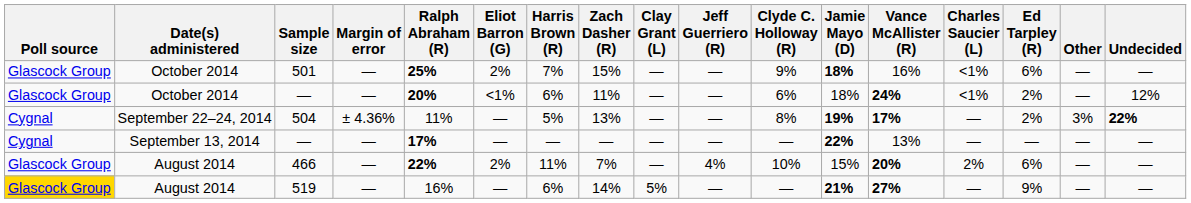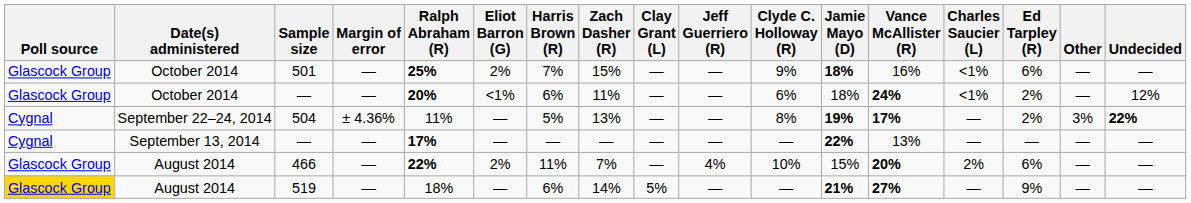(439, 187) 16% -> (439, 187) 18%
